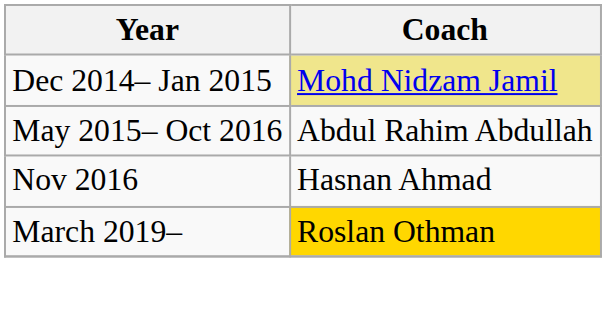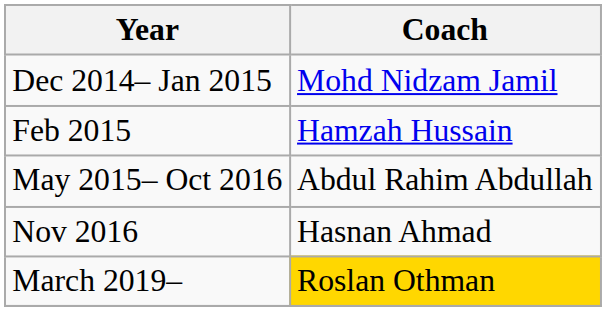(427, 79) khaki background -> (427, 79) no background
+ row: (72, 130)
